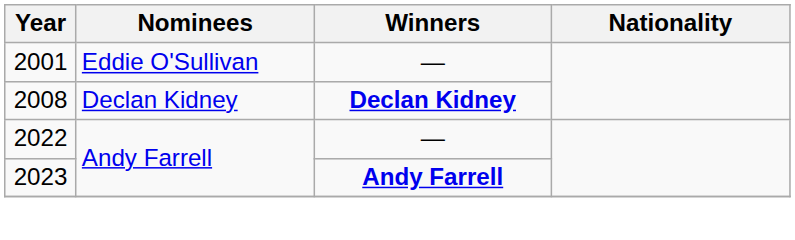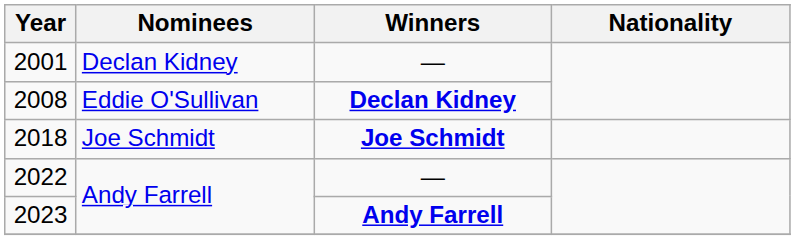(170, 61) Eddie O'Sullivan -> (160, 61) Declan Kidney
(160, 100) Declan Kidney -> (170, 100) Eddie O'Sullivan
+ row: (41, 138)
